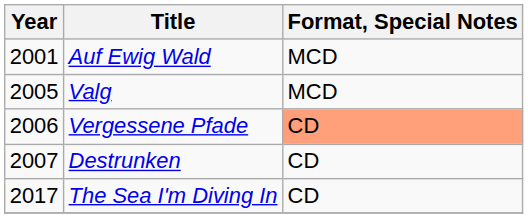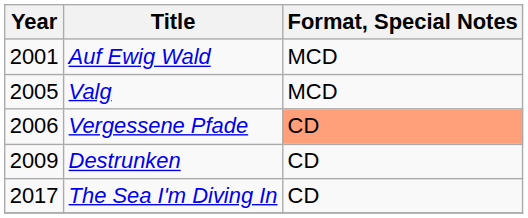(34, 160) 2007 -> (34, 160) 2009
